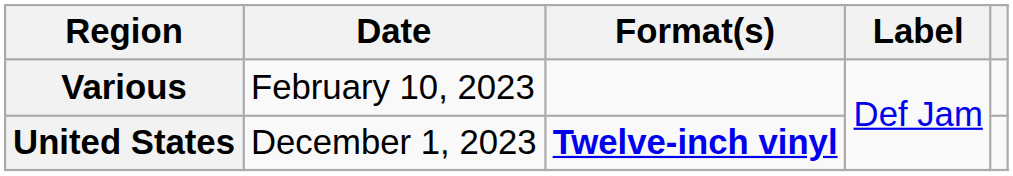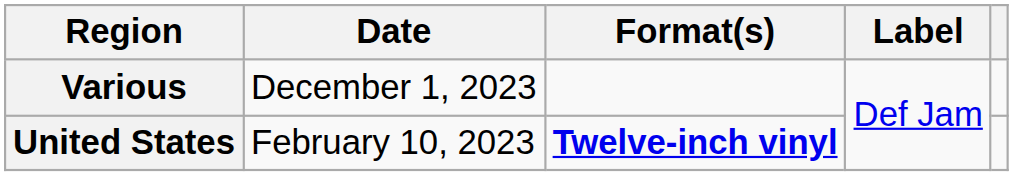(393, 87) February 10, 2023 -> (394, 87) December 1, 2023
(394, 142) December 1, 2023 -> (393, 142) February 10, 2023
